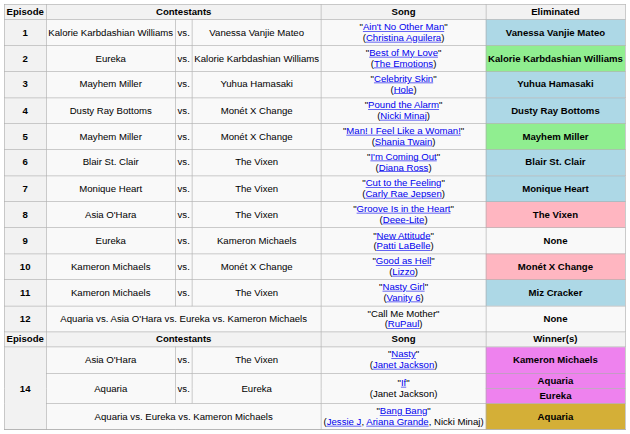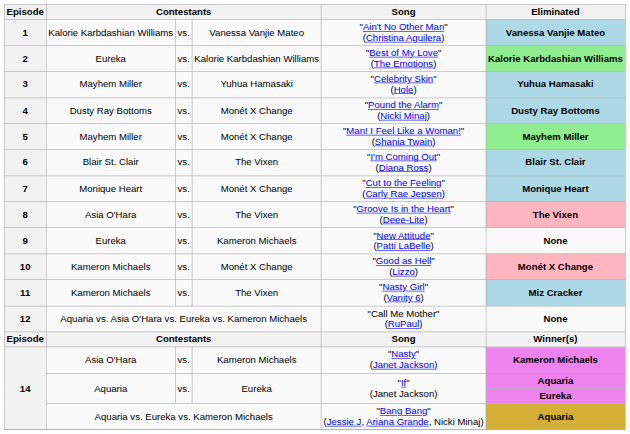(257, 188) The Vixen -> (257, 188) Monét X Change
(257, 360) The Vixen -> (257, 360) Kameron Michaels
